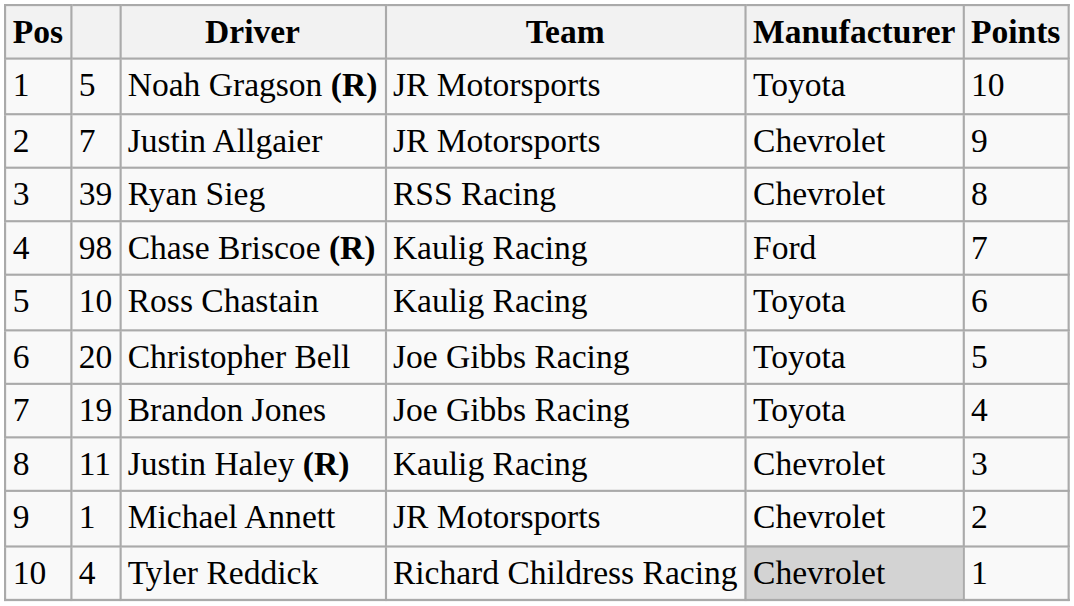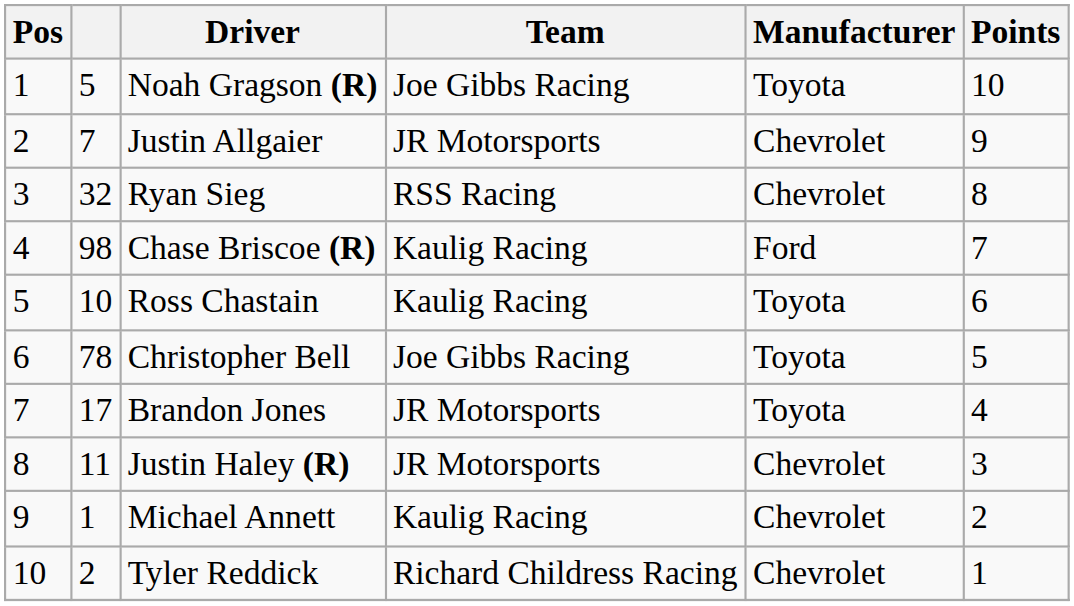(497, 85) JR Motorsports -> (511, 85) Joe Gibbs Racing
(95, 193) 39 -> (95, 193) 32
(95, 355) 20 -> (95, 355) 78
(95, 409) 19 -> (95, 409) 17
(511, 409) Joe Gibbs Racing -> (497, 409) JR Motorsports
(490, 463) Kaulig Racing -> (497, 463) JR Motorsports
(497, 517) JR Motorsports -> (490, 517) Kaulig Racing
(87, 571) 4 -> (87, 571) 2
(819, 571) lightgrey background -> (819, 571) no background
